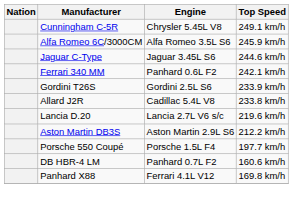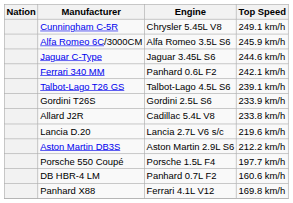+ row: (82, 87)
